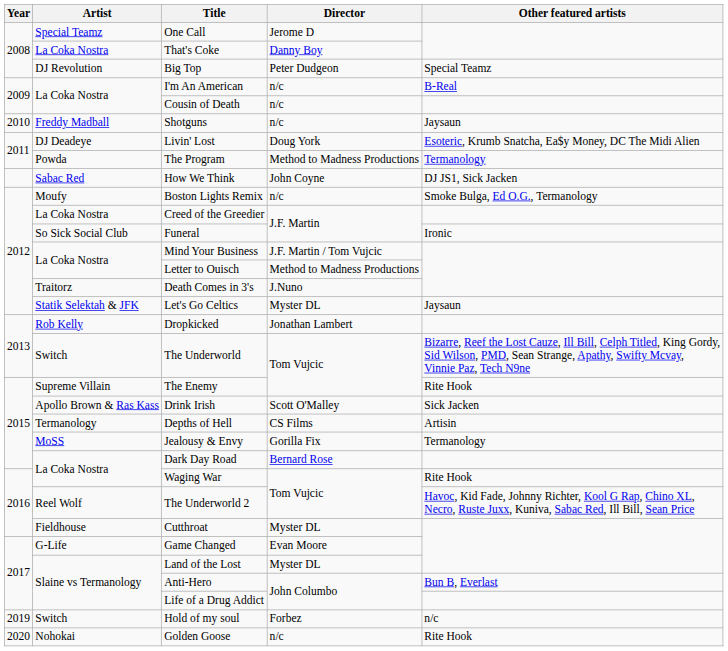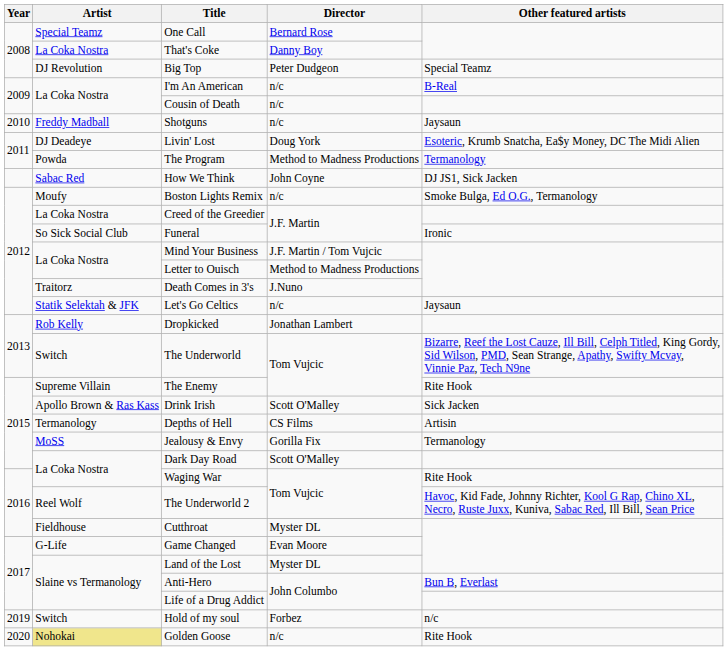(292, 31) Jerome D -> (301, 31) Bernard Rose
(295, 305) Myster DL -> (277, 305) n/c
(301, 459) Bernard Rose -> (304, 459) Scott O'Malley
(55, 637) no background -> (55, 637) khaki background
